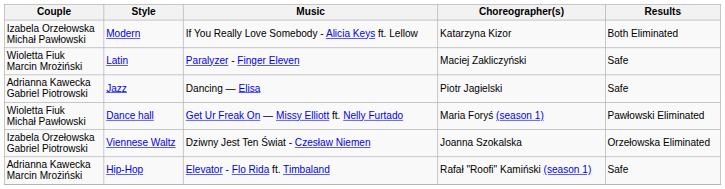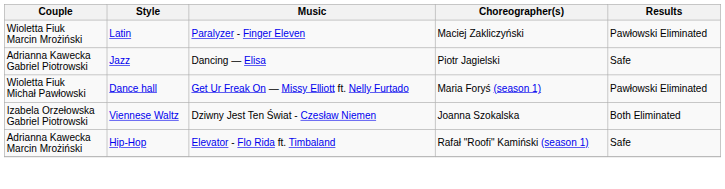- row: (51, 34)
(618, 61) Safe -> (659, 34) Pawłowski Eliminated
(659, 143) Orzełowska Eliminated -> (645, 116) Both Eliminated
